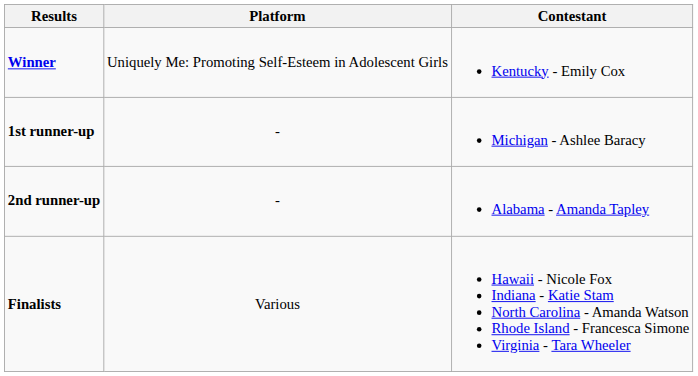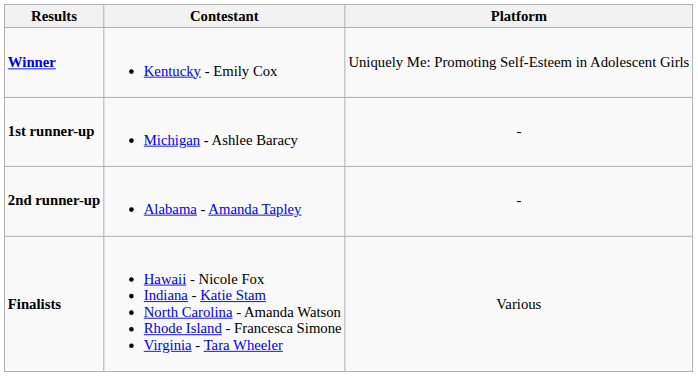columns swapped: (572, 16) <-> (277, 16)
